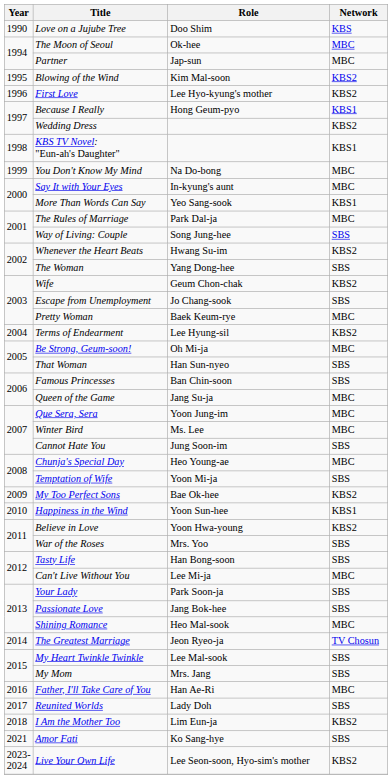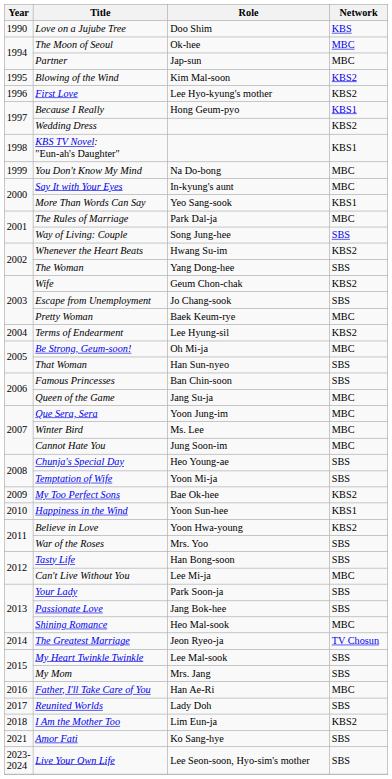(341, 446) SBS -> (343, 446) MBC
(343, 462) MBC -> (341, 462) SBS
(344, 760) KBS2 -> (341, 760) SBS
